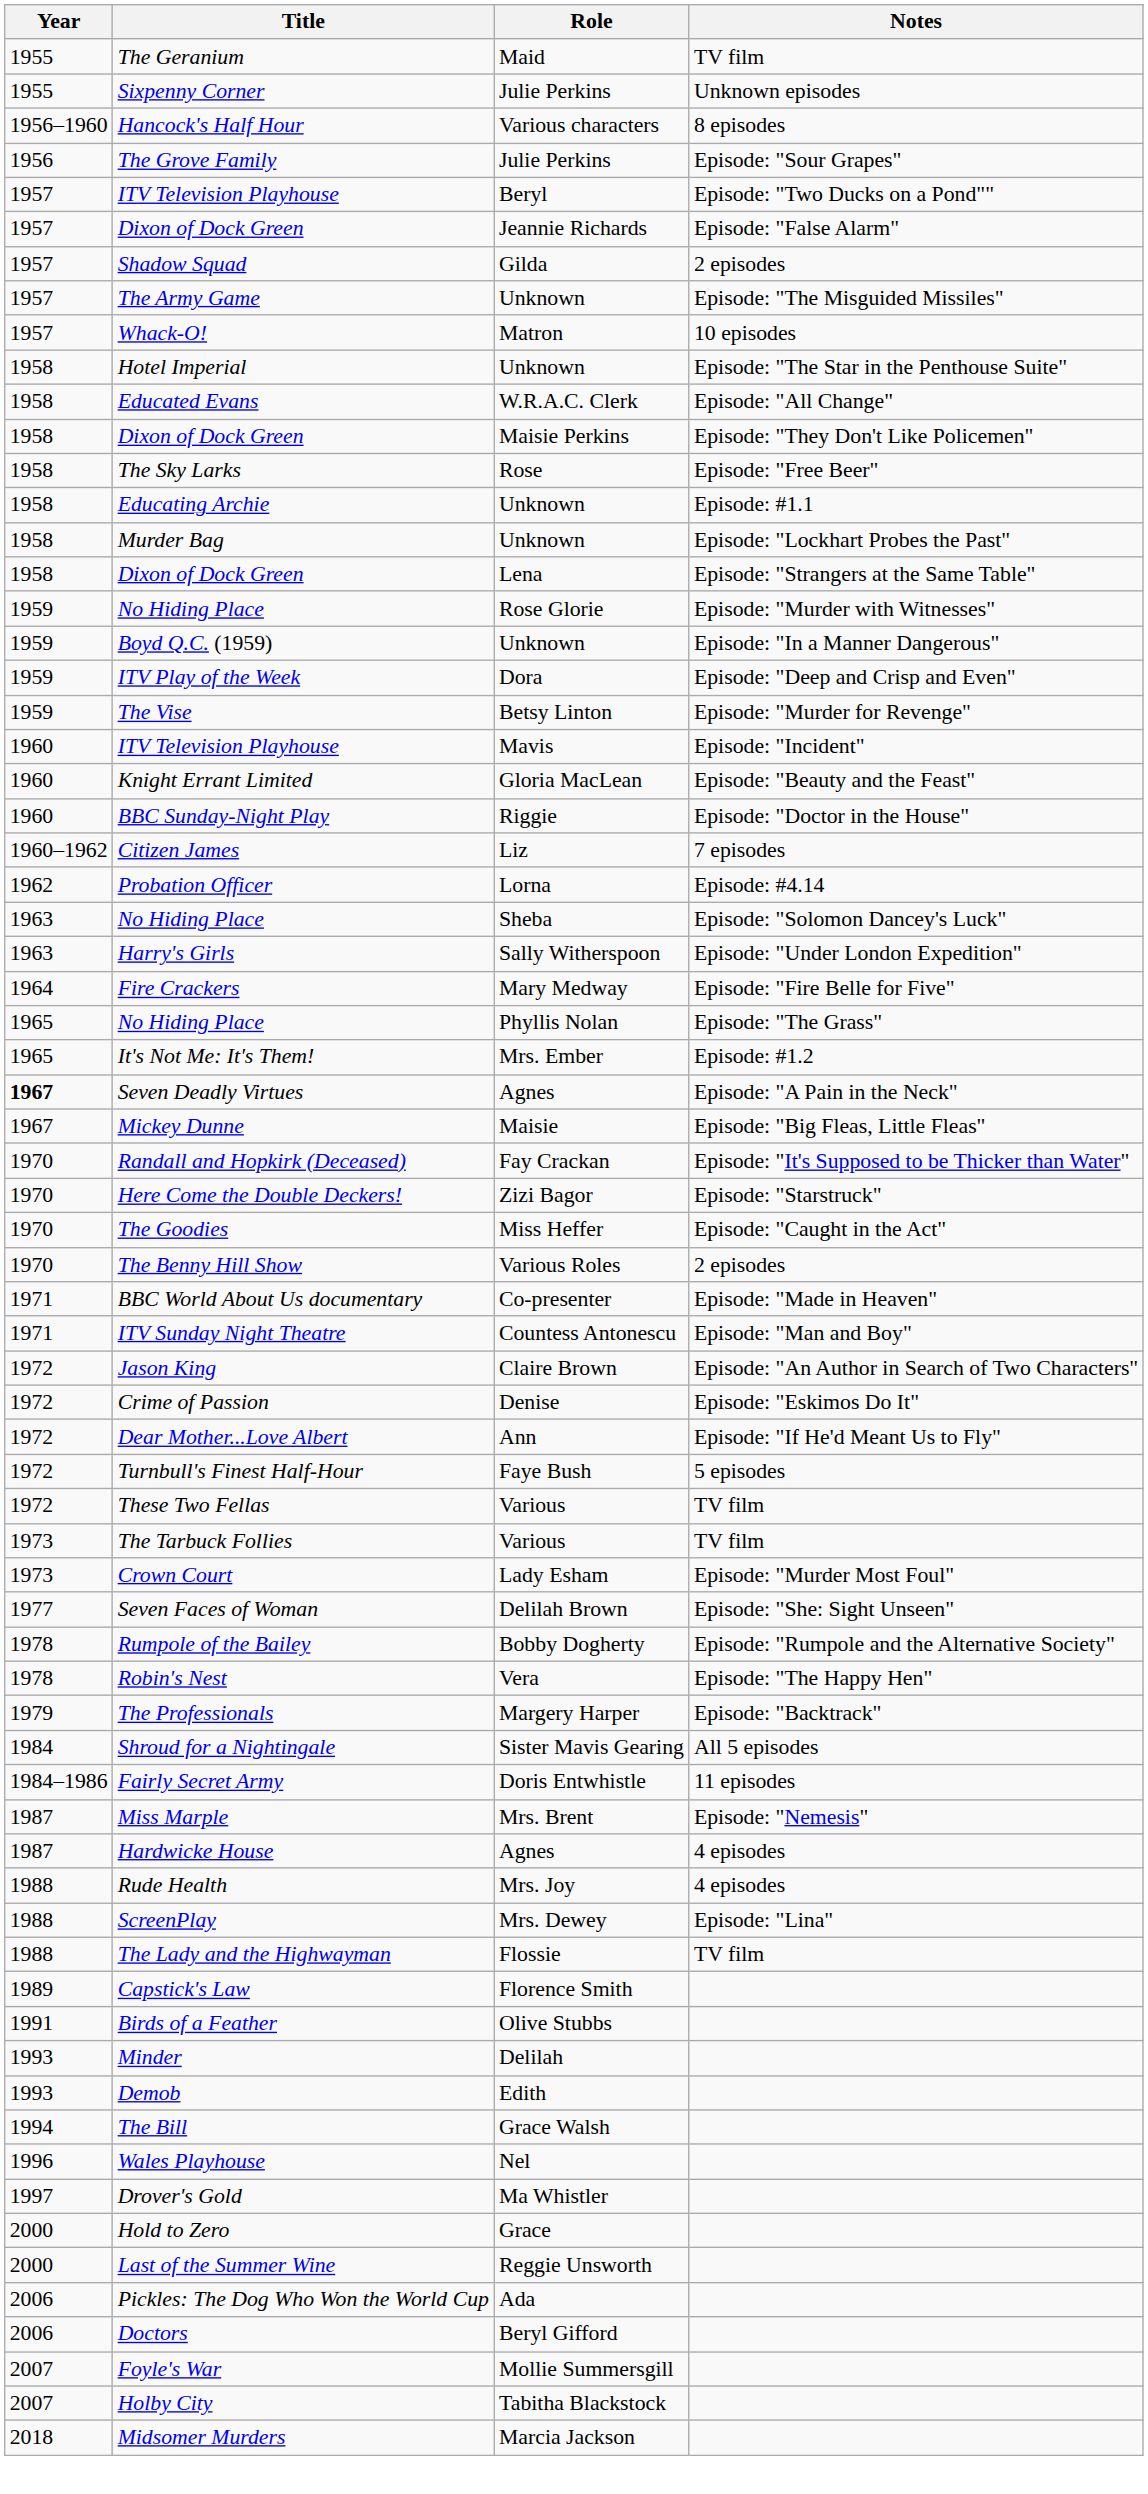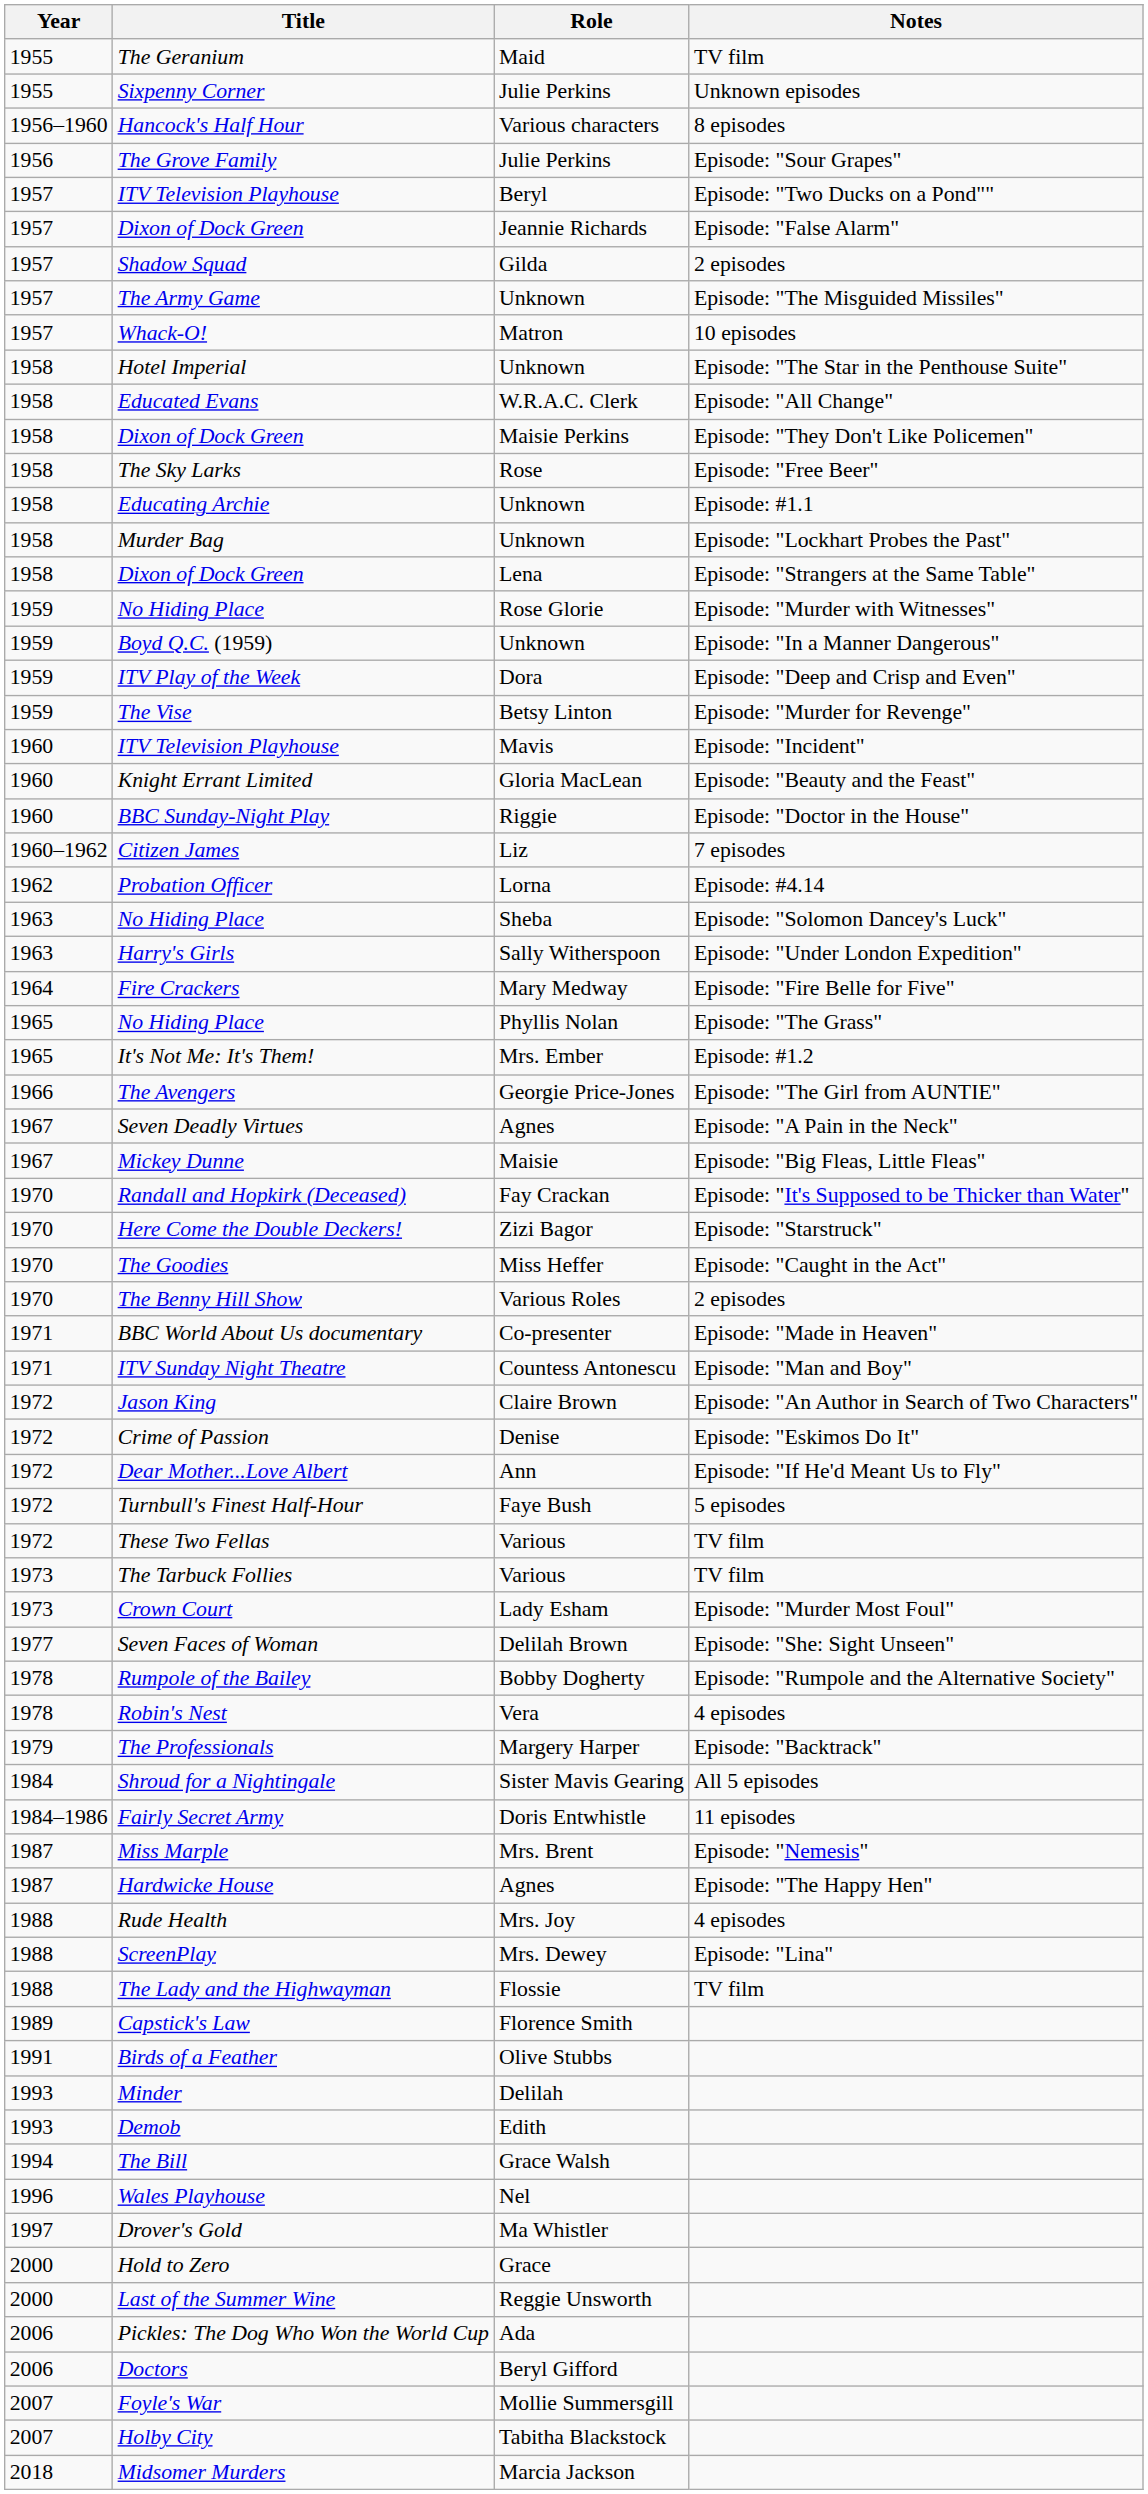+ row: (176, 1091)
(31, 1091) bold -> (31, 1126) normal
(813, 1678) Episode: "The Happy Hen" -> (740, 1712) 4 episodes
(740, 1850) 4 episodes -> (813, 1885) Episode: "The Happy Hen"
